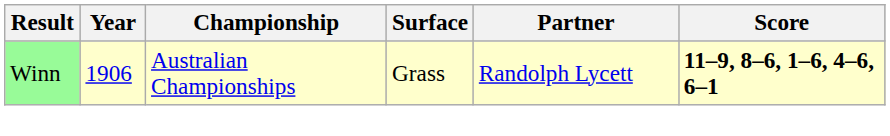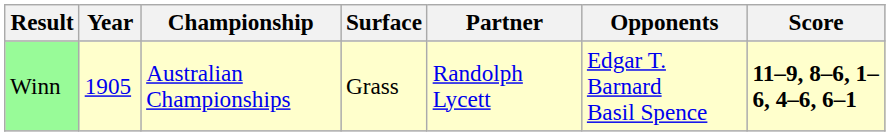+ column: (664, 22)
(109, 72) 1906 -> (108, 85) 1905
